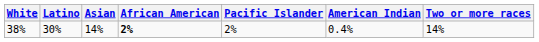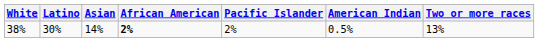(340, 30) 0.4% -> (340, 30) 0.5%
(435, 30) 14% -> (435, 30) 13%
